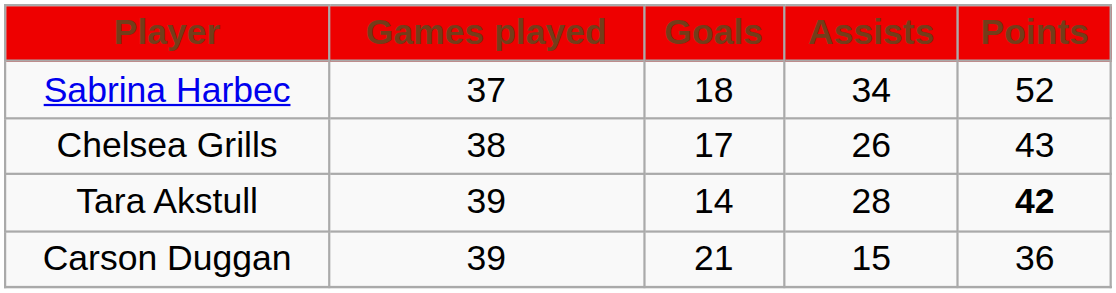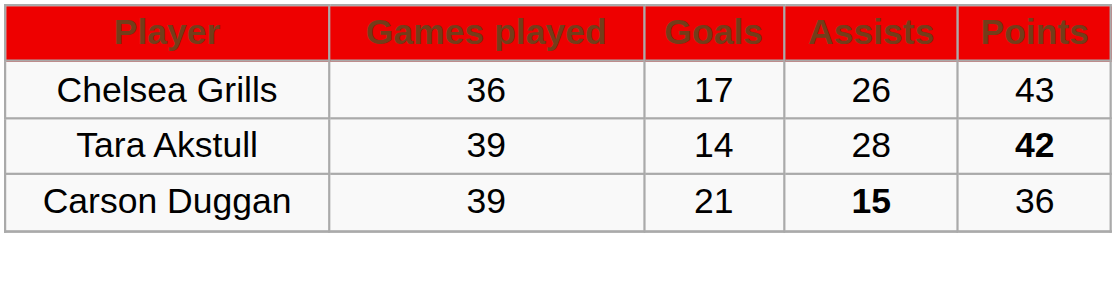- row: (167, 88)
(486, 145) 38 -> (486, 88) 36
(871, 257) normal -> (871, 201) bold
